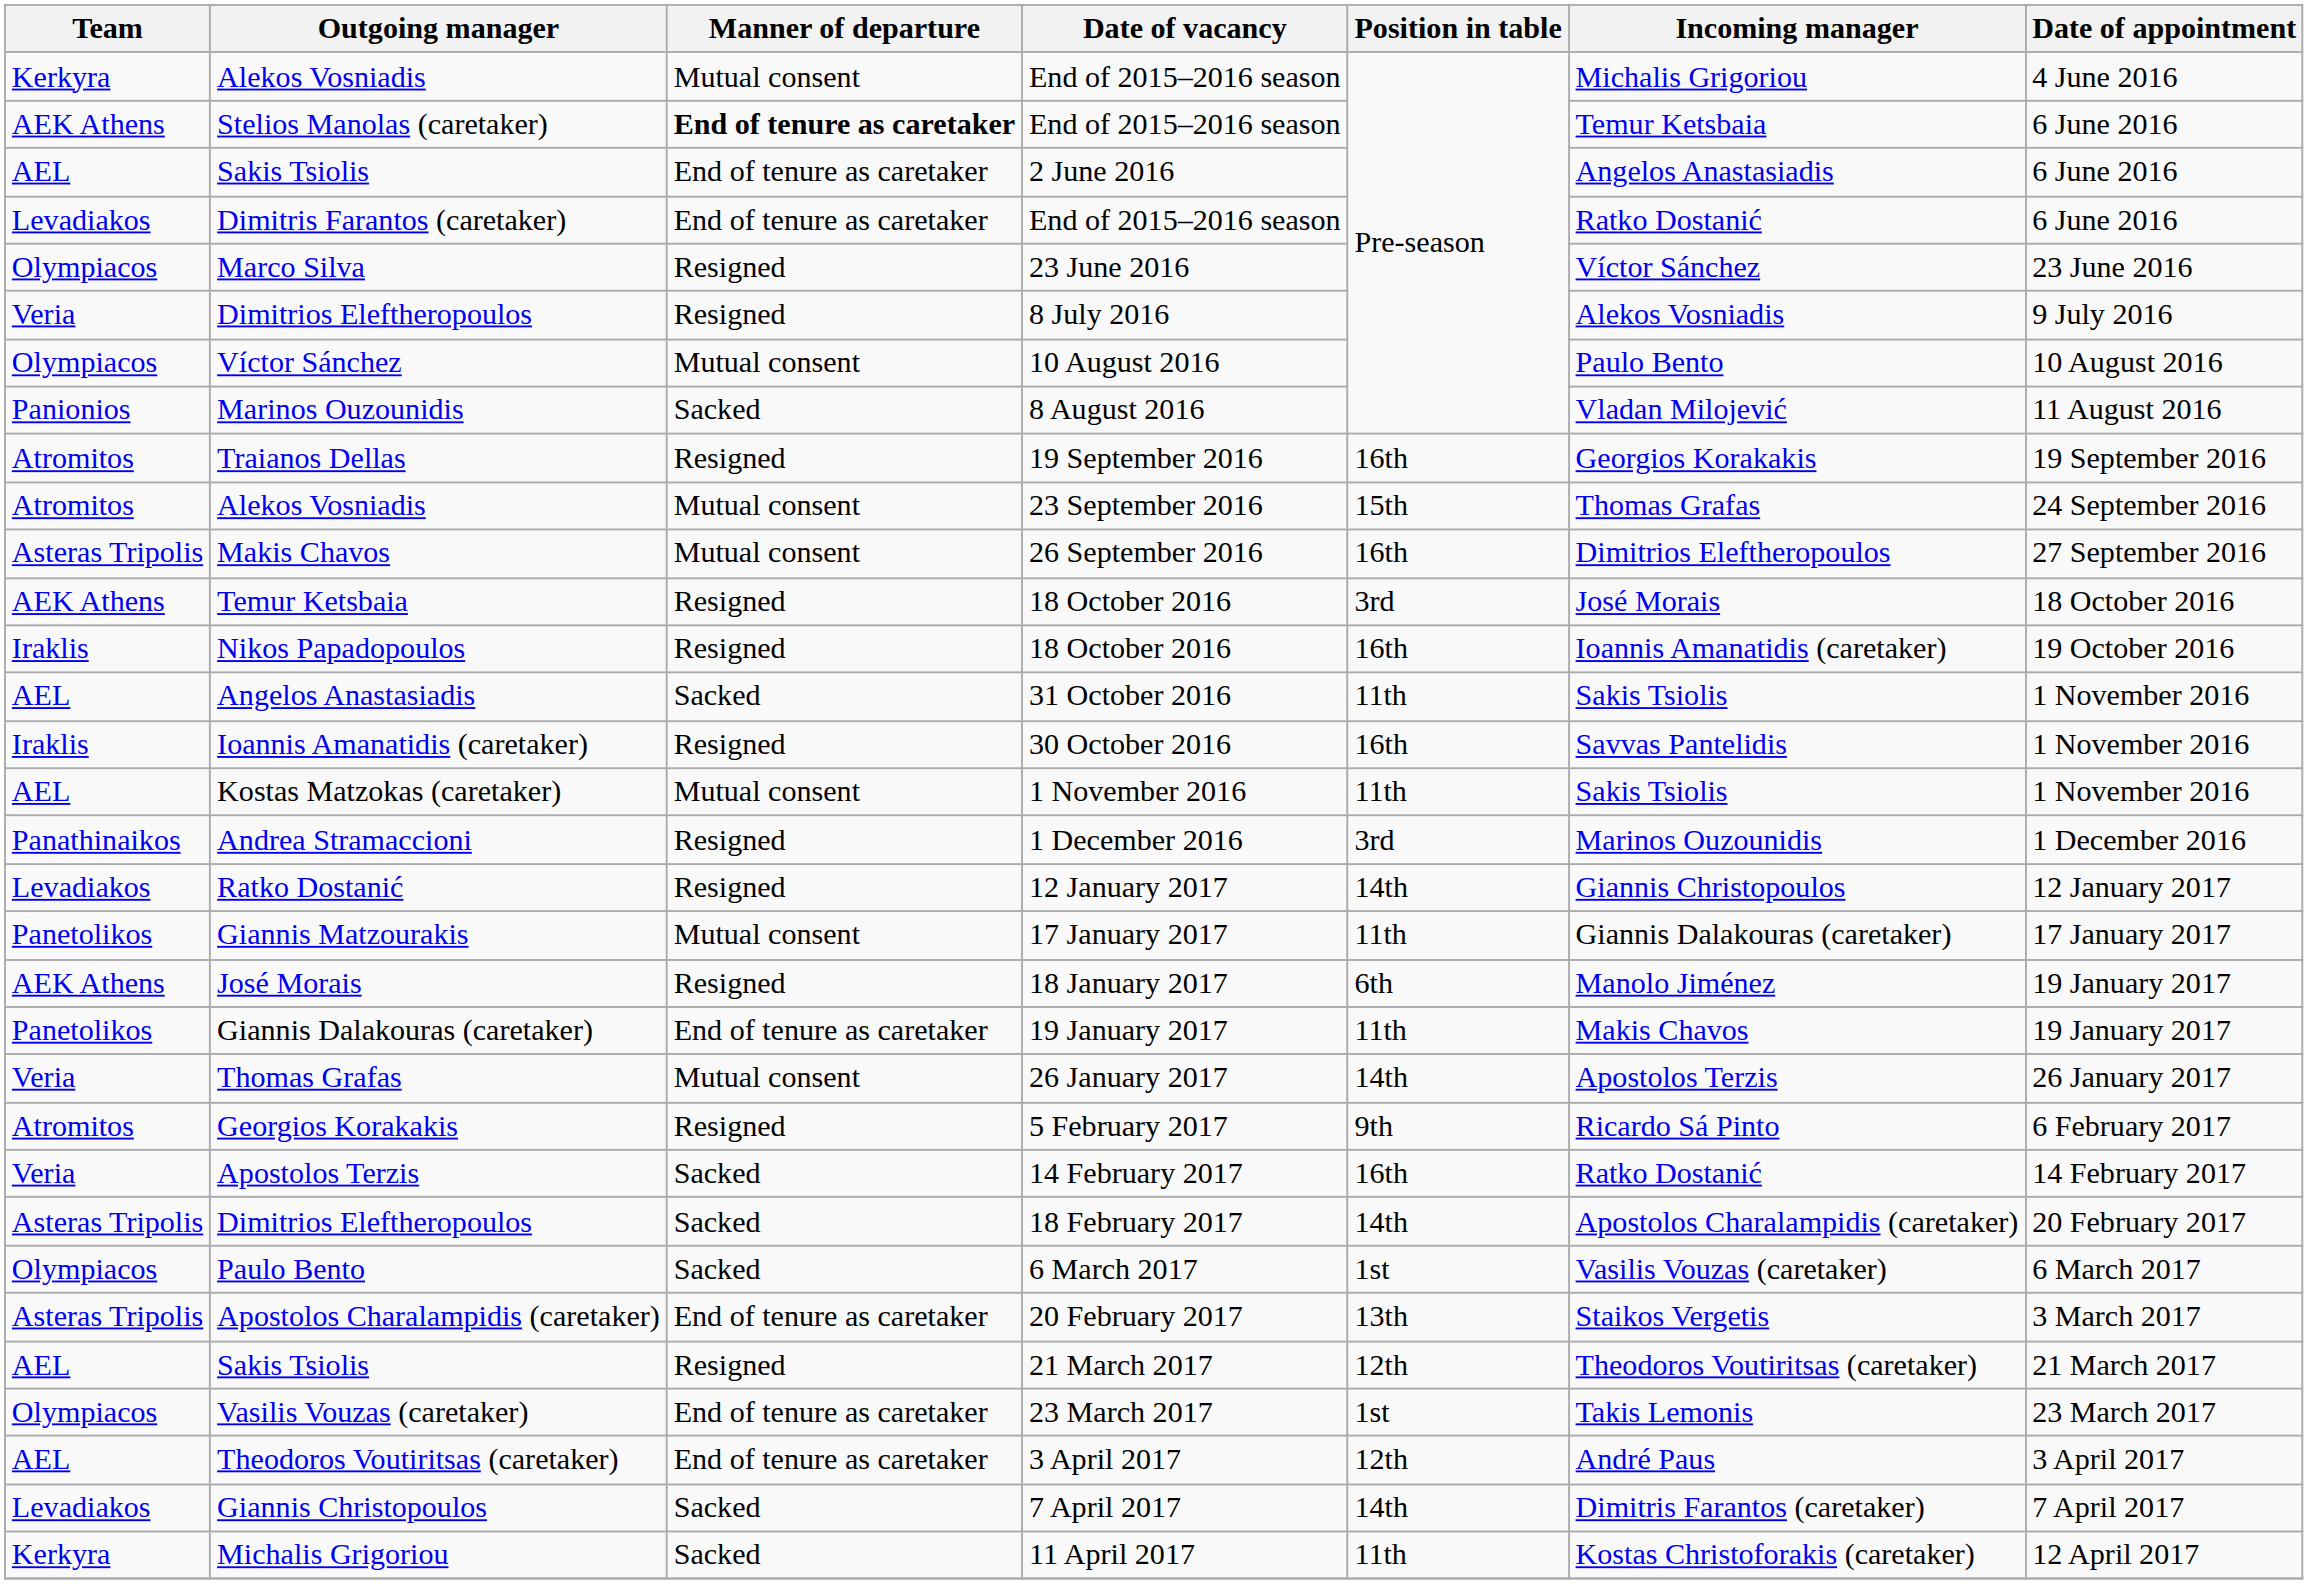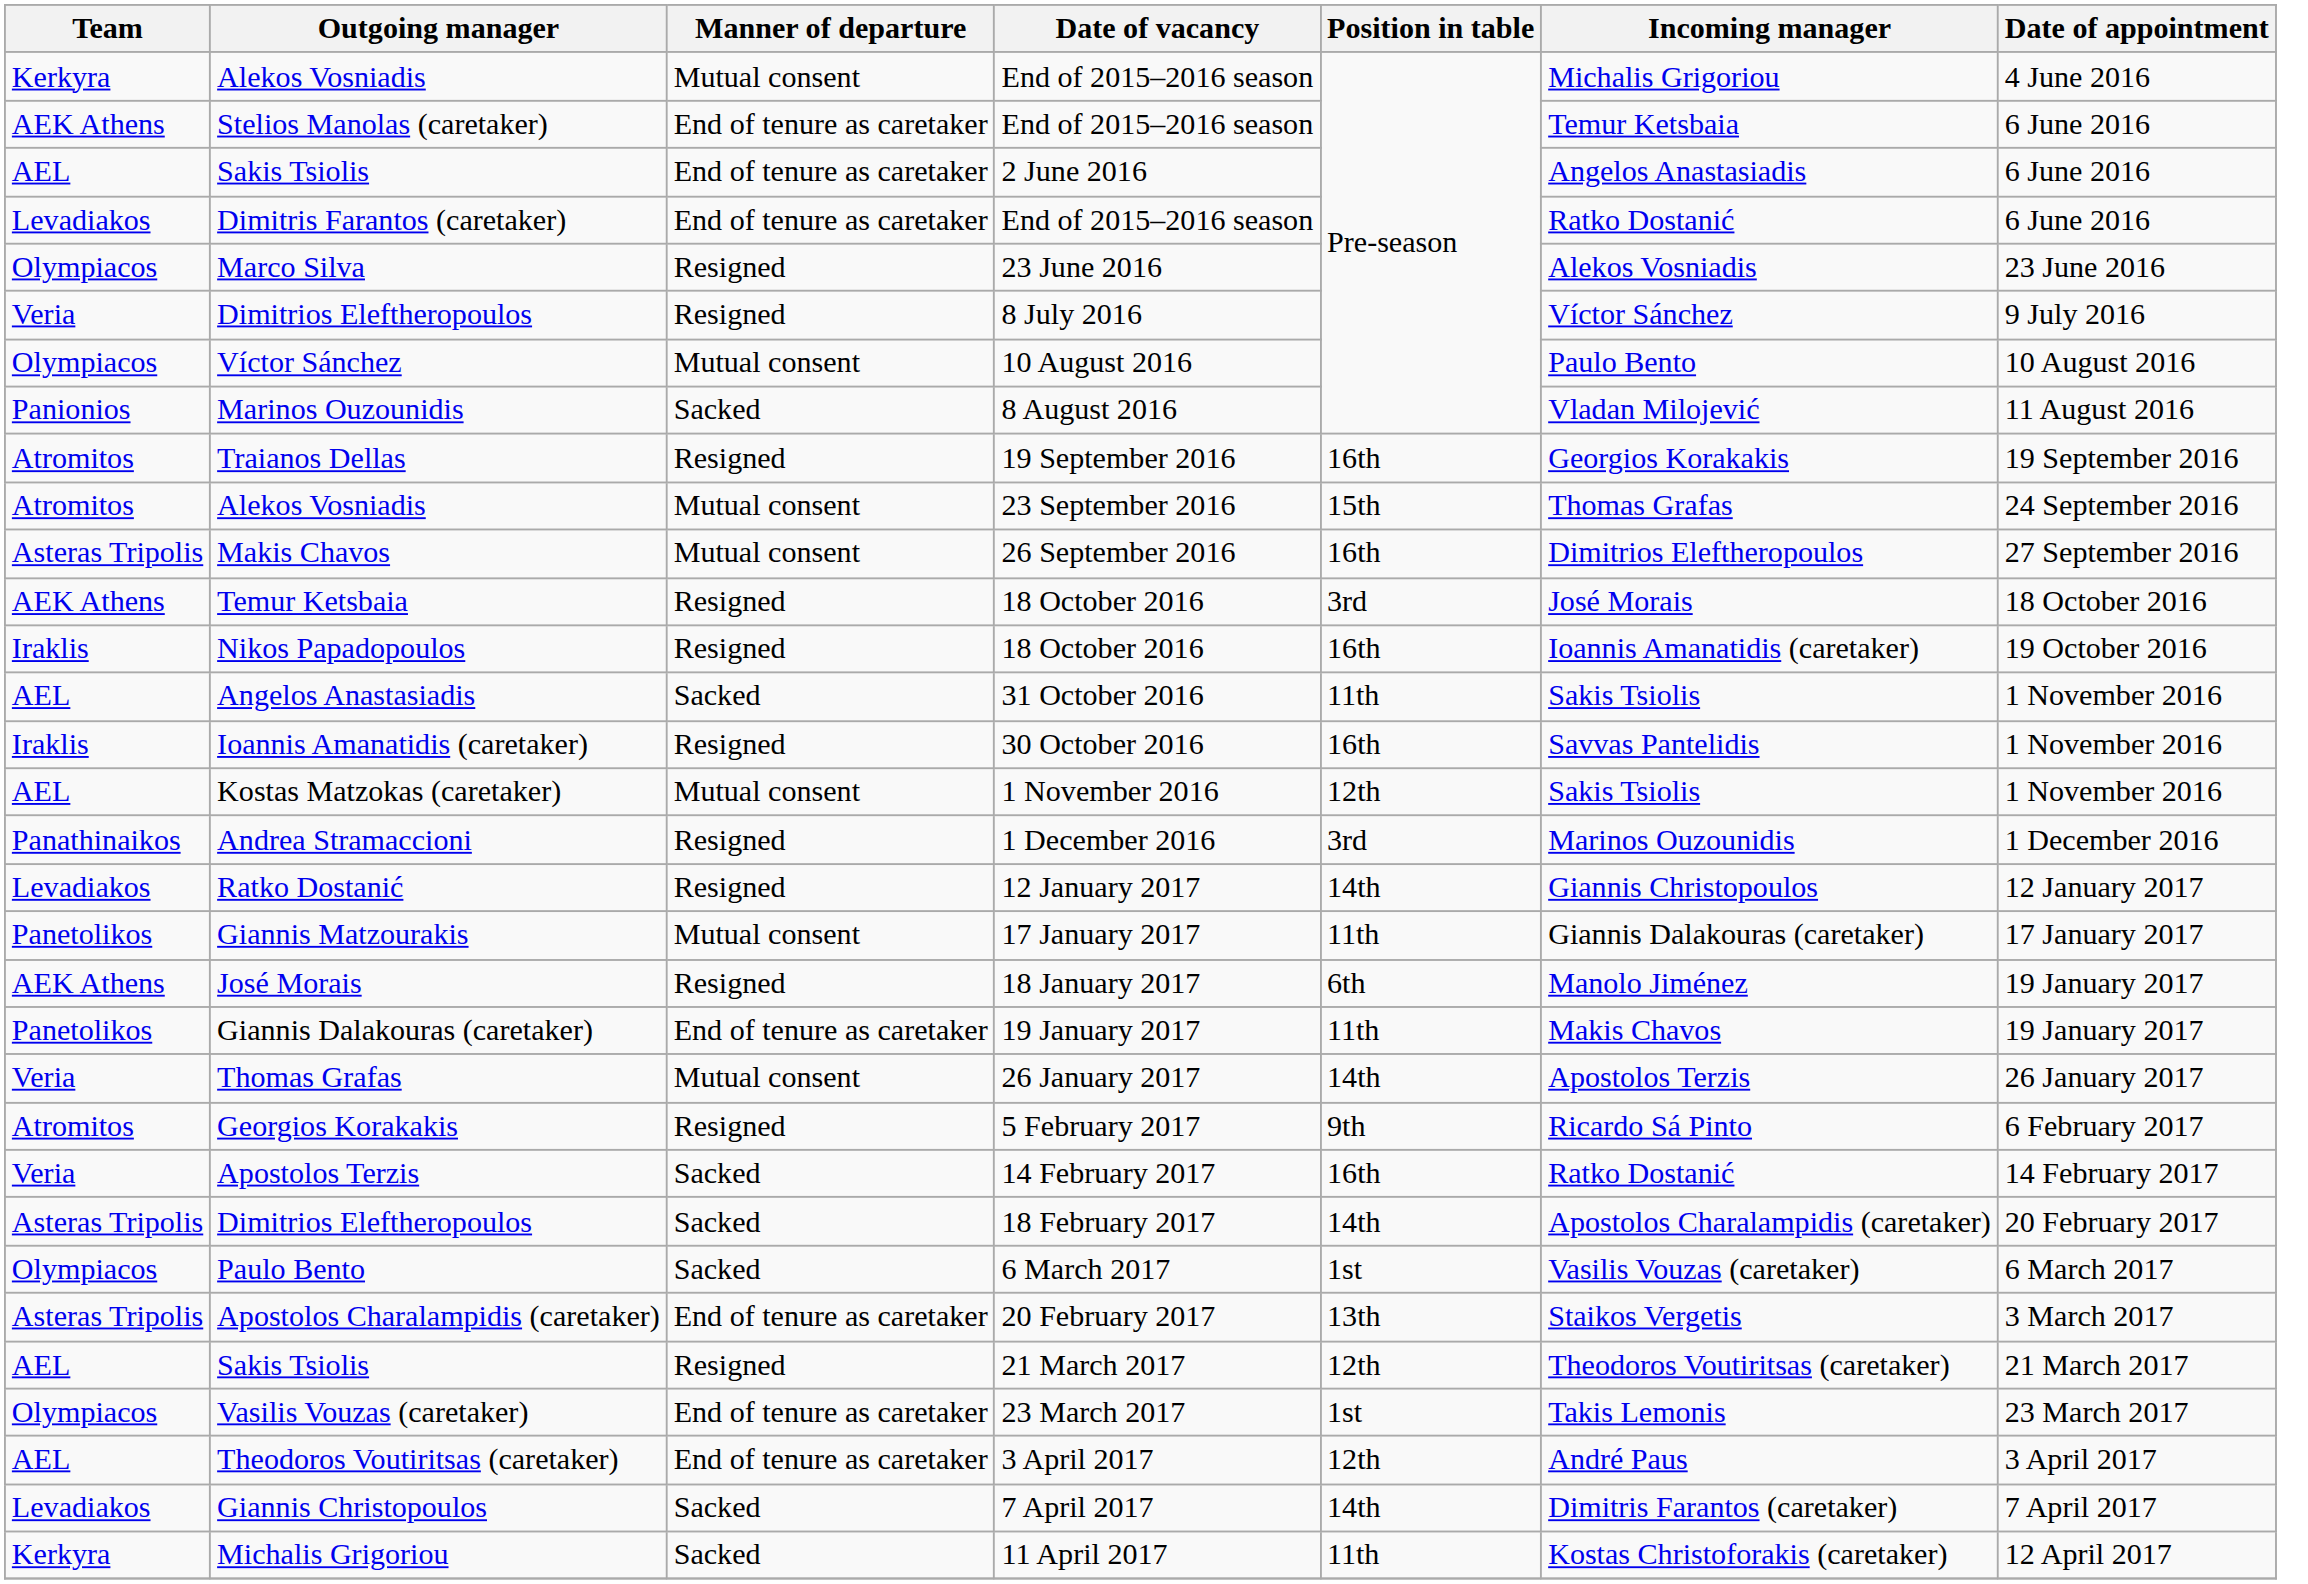(844, 123) bold -> (831, 123) normal
(1668, 266) Víctor Sánchez -> (1652, 266) Alekos Vosniadis
(1680, 314) Alekos Vosniadis -> (1640, 314) Víctor Sánchez
(1381, 791) 11th -> (1354, 791) 12th
